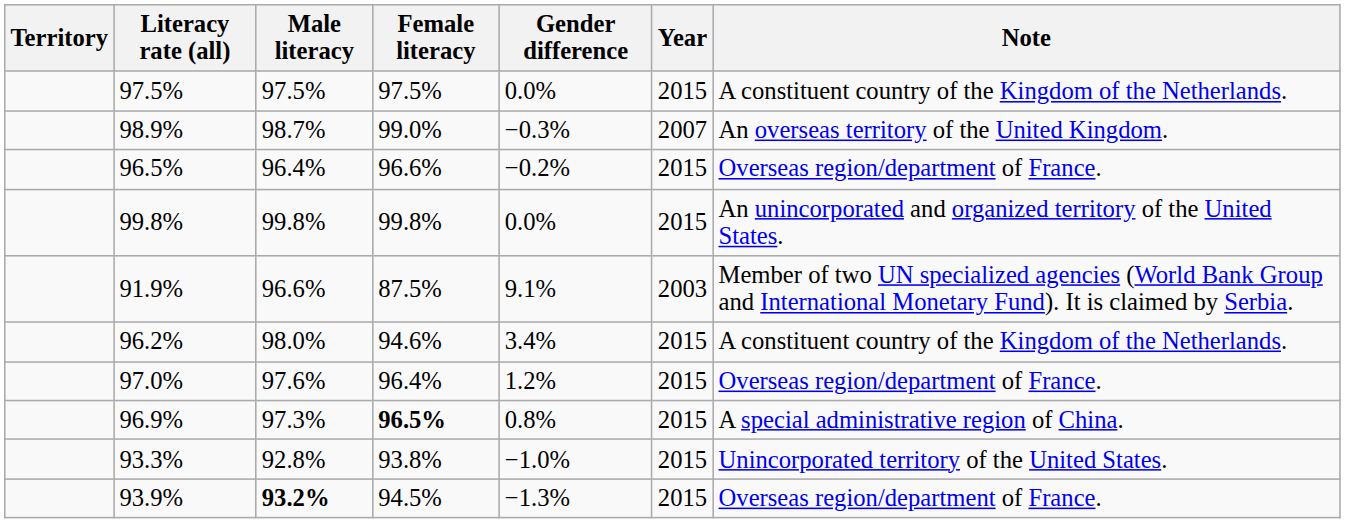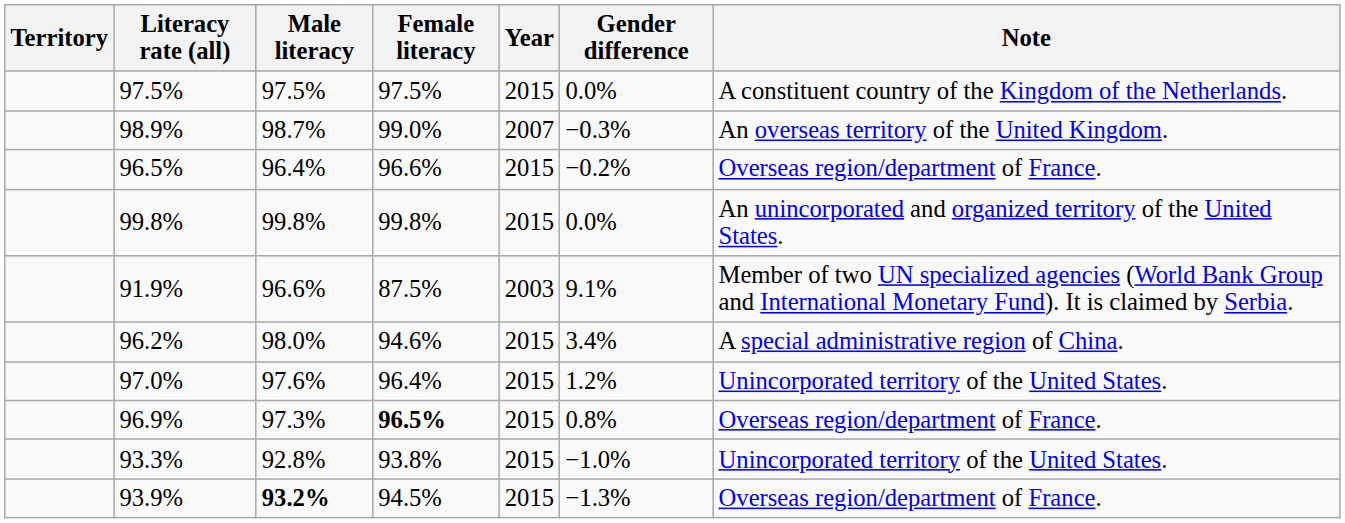columns swapped: (576, 37) <-> (683, 37)
(1003, 341) A constituent country of the Kingdom of the Netherlands. -> (921, 341) A special administrative region of China.
(910, 380) Overseas region/department of France. -> (943, 380) Unincorporated territory of the United States.
(921, 419) A special administrative region of China. -> (910, 419) Overseas region/department of France.
